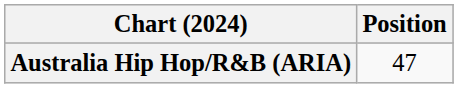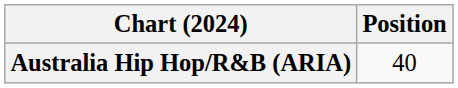(405, 62) 47 -> (405, 62) 40
